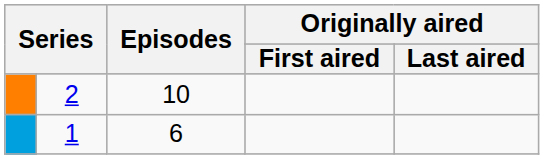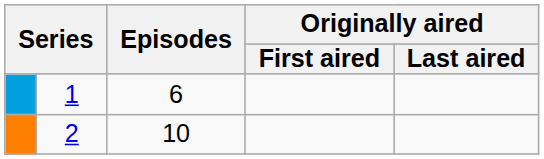rows swapped: (72, 133) <-> (72, 94)
